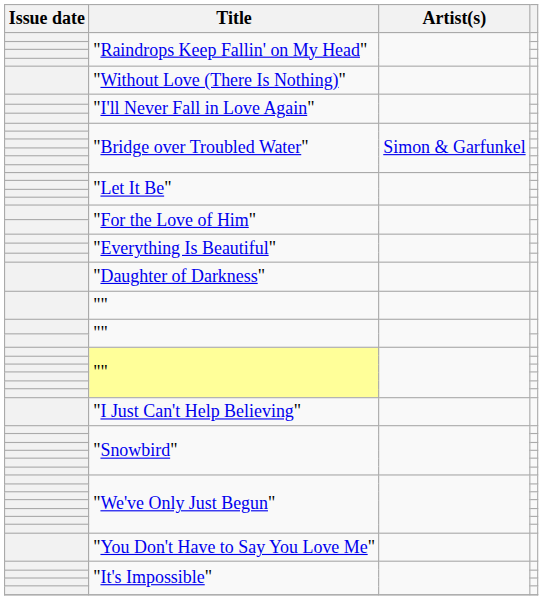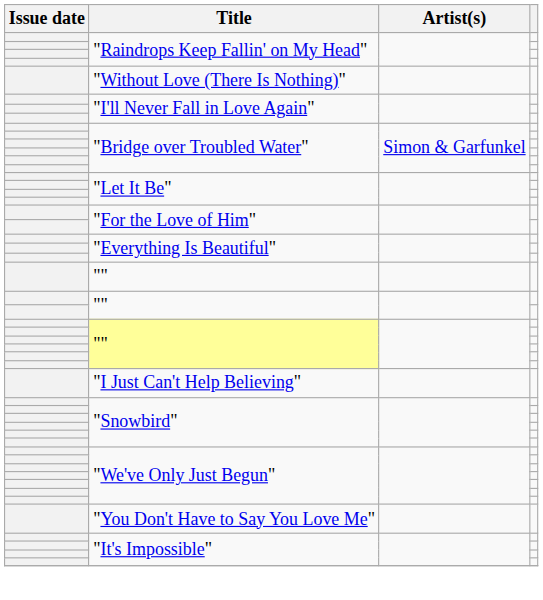- row: (179, 276)
